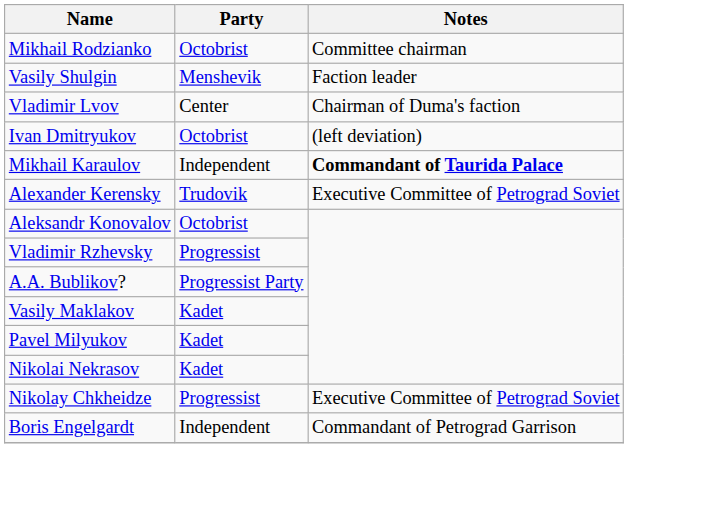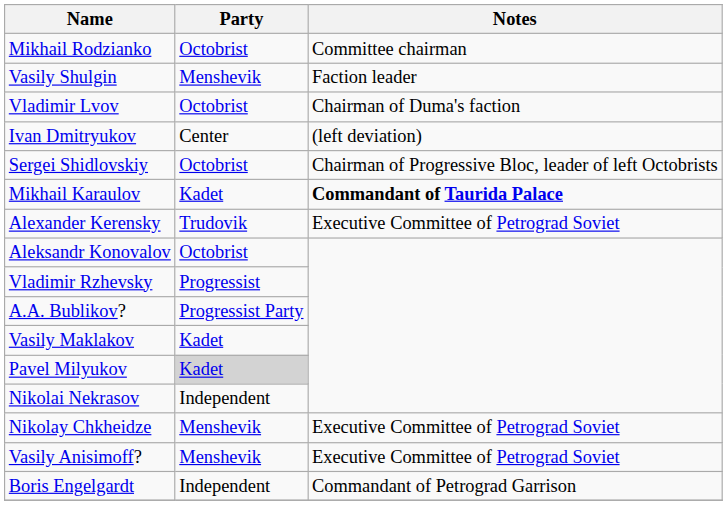(204, 106) Center -> (214, 106) Octobrist
(214, 135) Octobrist -> (204, 135) Center
+ row: (78, 164)
(225, 164) Independent -> (201, 194) Kadet
(201, 340) no background -> (201, 369) lightgrey background
(201, 369) Kadet -> (225, 398) Independent
(220, 398) Progressist -> (220, 427) Menshevik
+ row: (75, 456)
